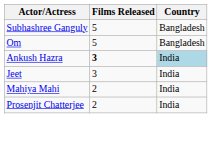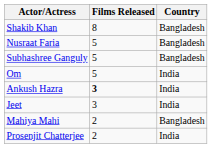+ row: (32, 27)
+ row: (33, 43)
(182, 43) Bangladesh -> (169, 74) India
(169, 58) lightblue background -> (169, 89) no background
(169, 89) India -> (182, 120) Bangladesh
